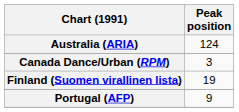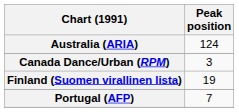(209, 98) 9 -> (209, 98) 7
